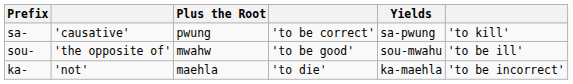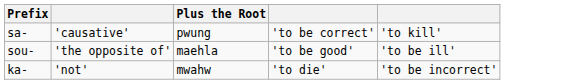- column: (411, 14)
(194, 51) mwahw -> (197, 51) maehla
(197, 70) maehla -> (194, 70) mwahw
